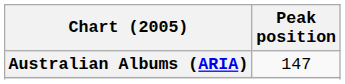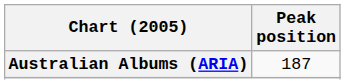(296, 65) 147 -> (296, 65) 187
